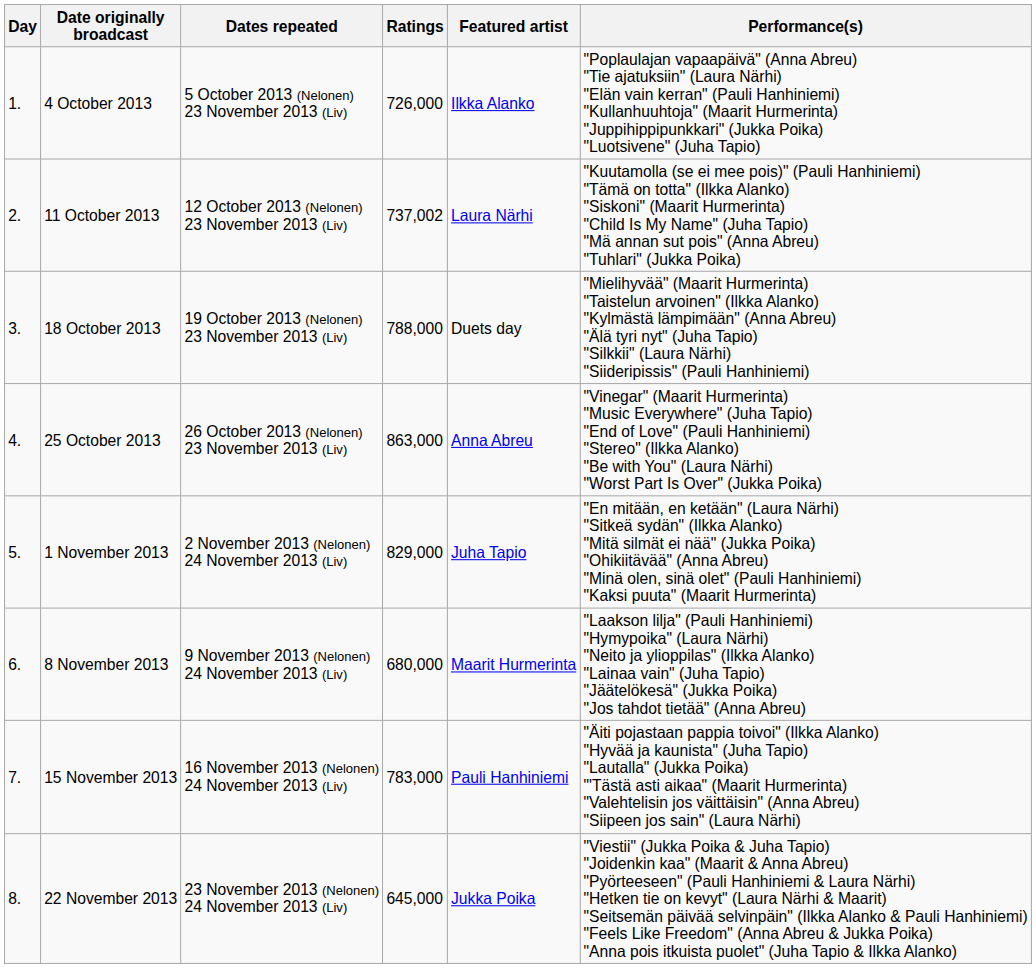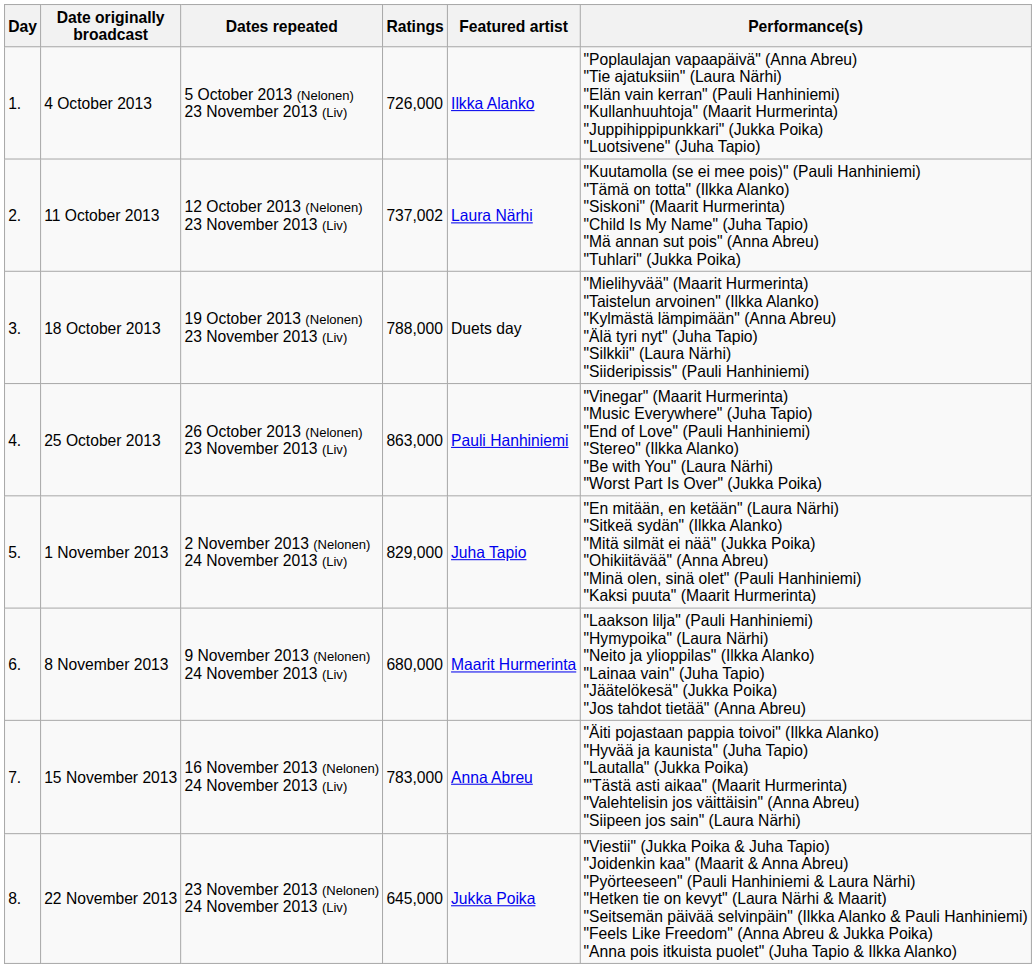(492, 440) Anna Abreu -> (510, 440) Pauli Hanhiniemi
(510, 777) Pauli Hanhiniemi -> (492, 777) Anna Abreu
